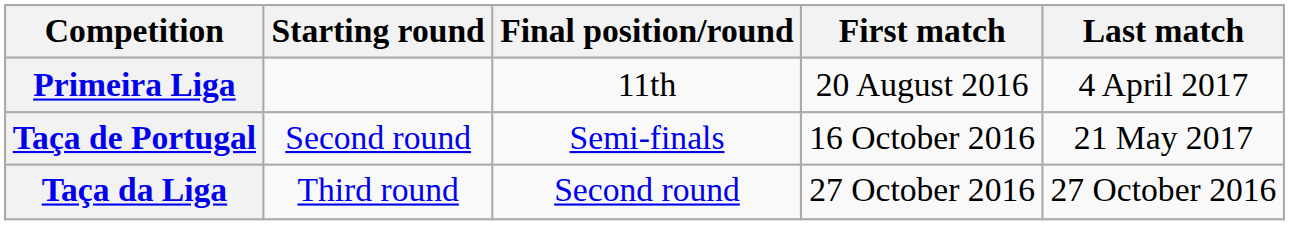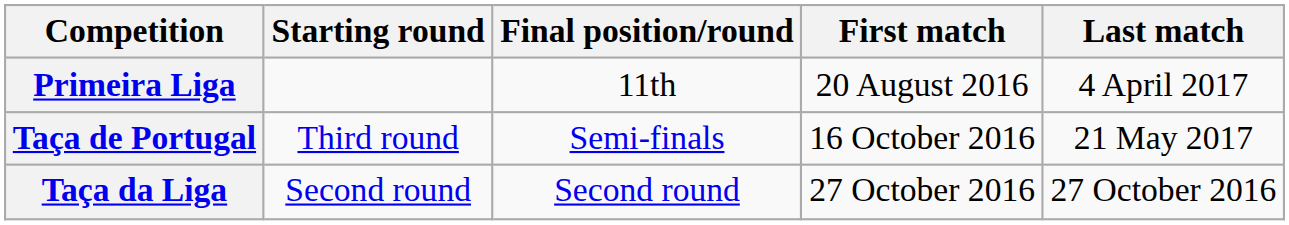(378, 137) Second round -> (378, 137) Third round
(378, 191) Third round -> (378, 191) Second round
